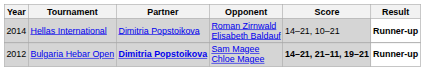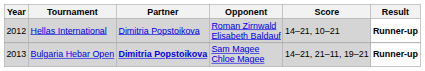(16, 31) 2014 -> (16, 31) 2012
(16, 55) 2012 -> (16, 55) 2013
(327, 55) bold -> (327, 55) normal
